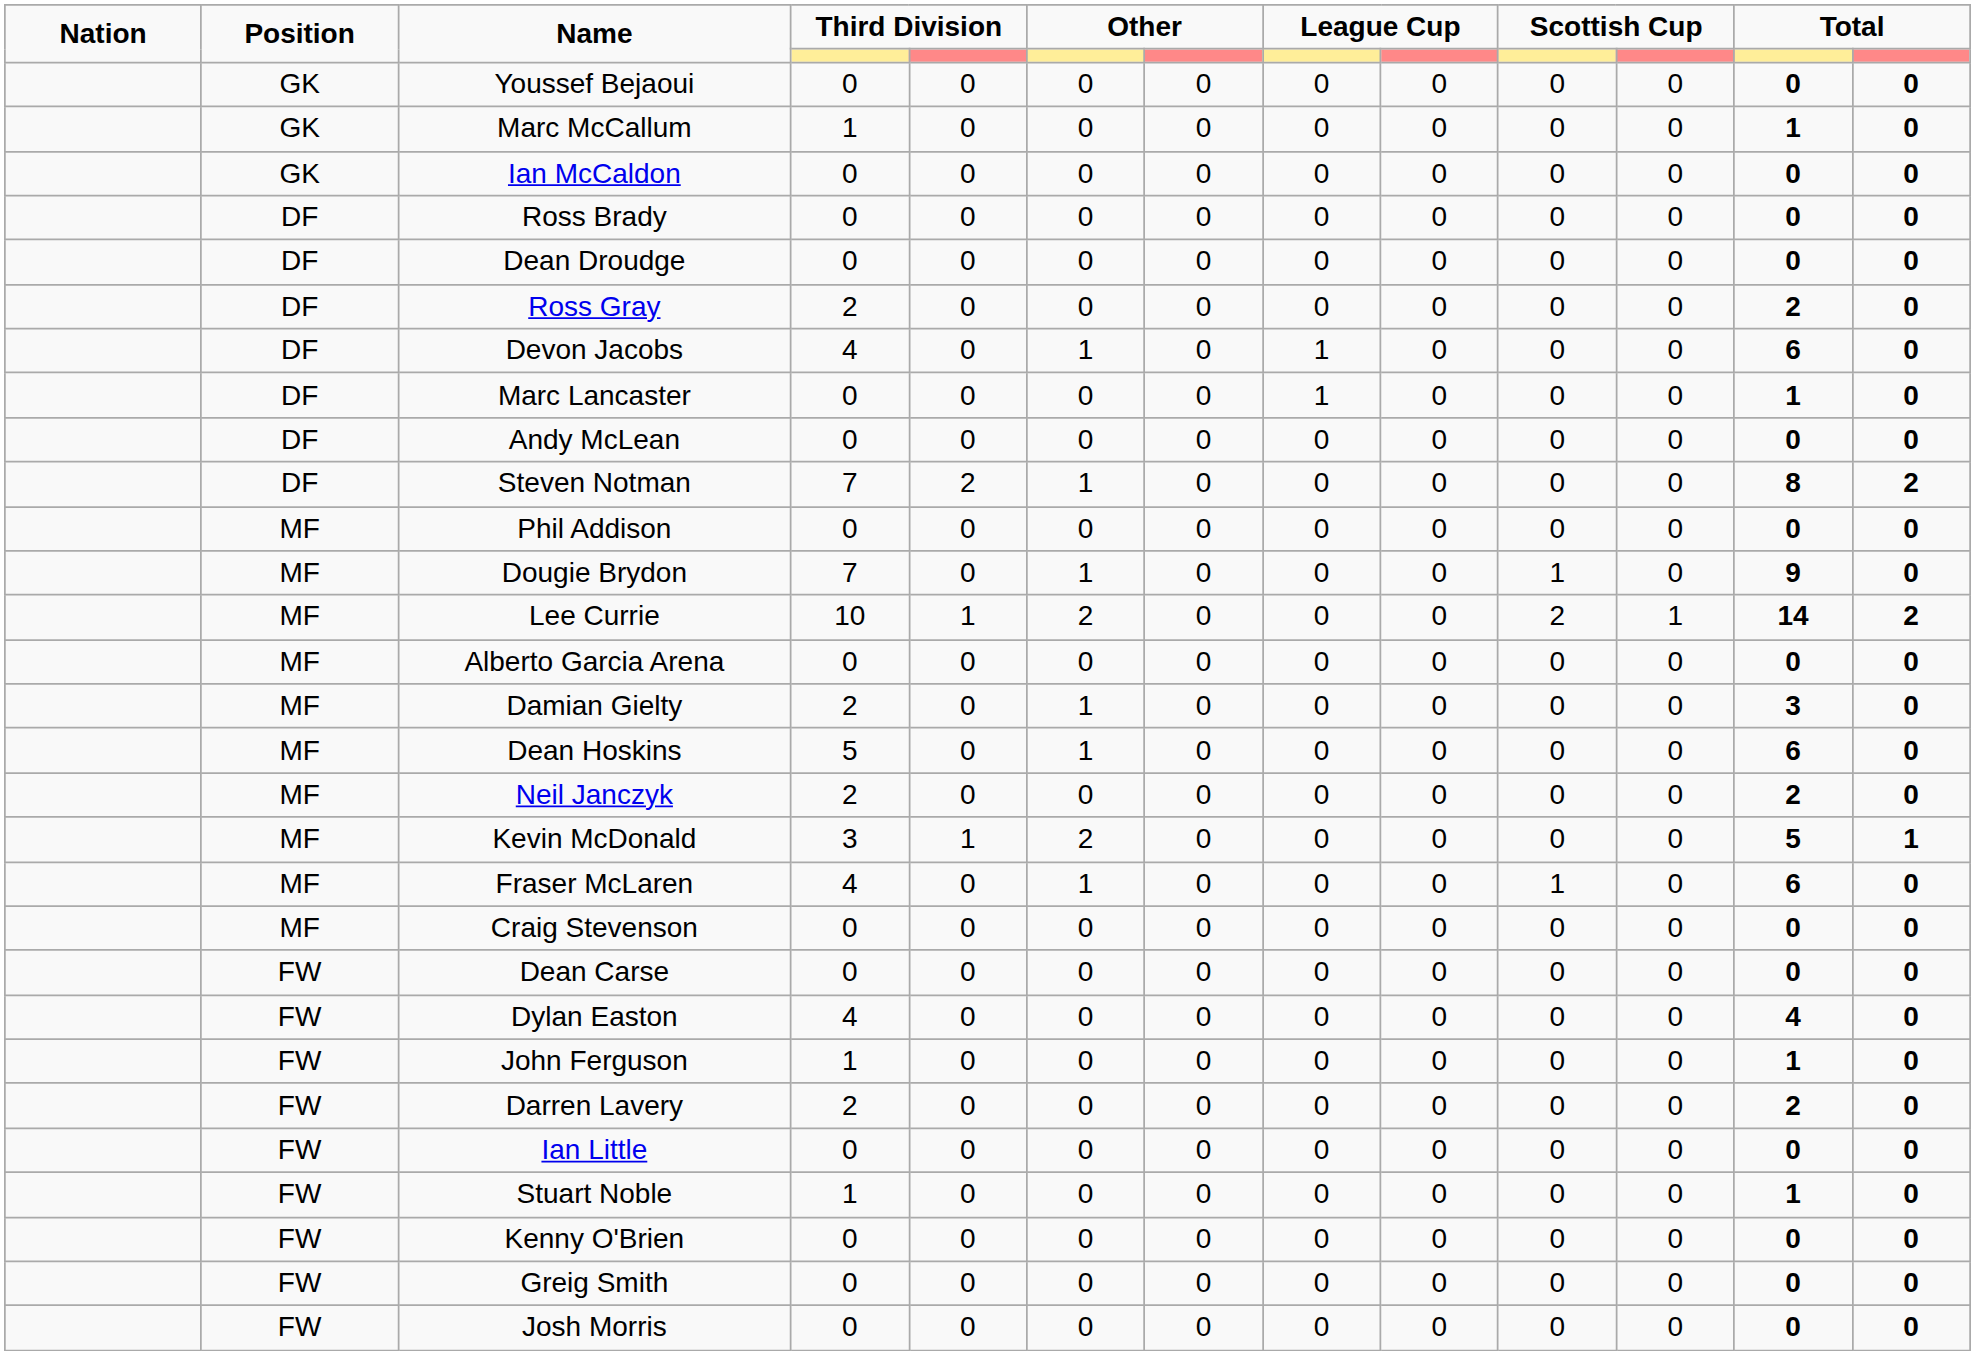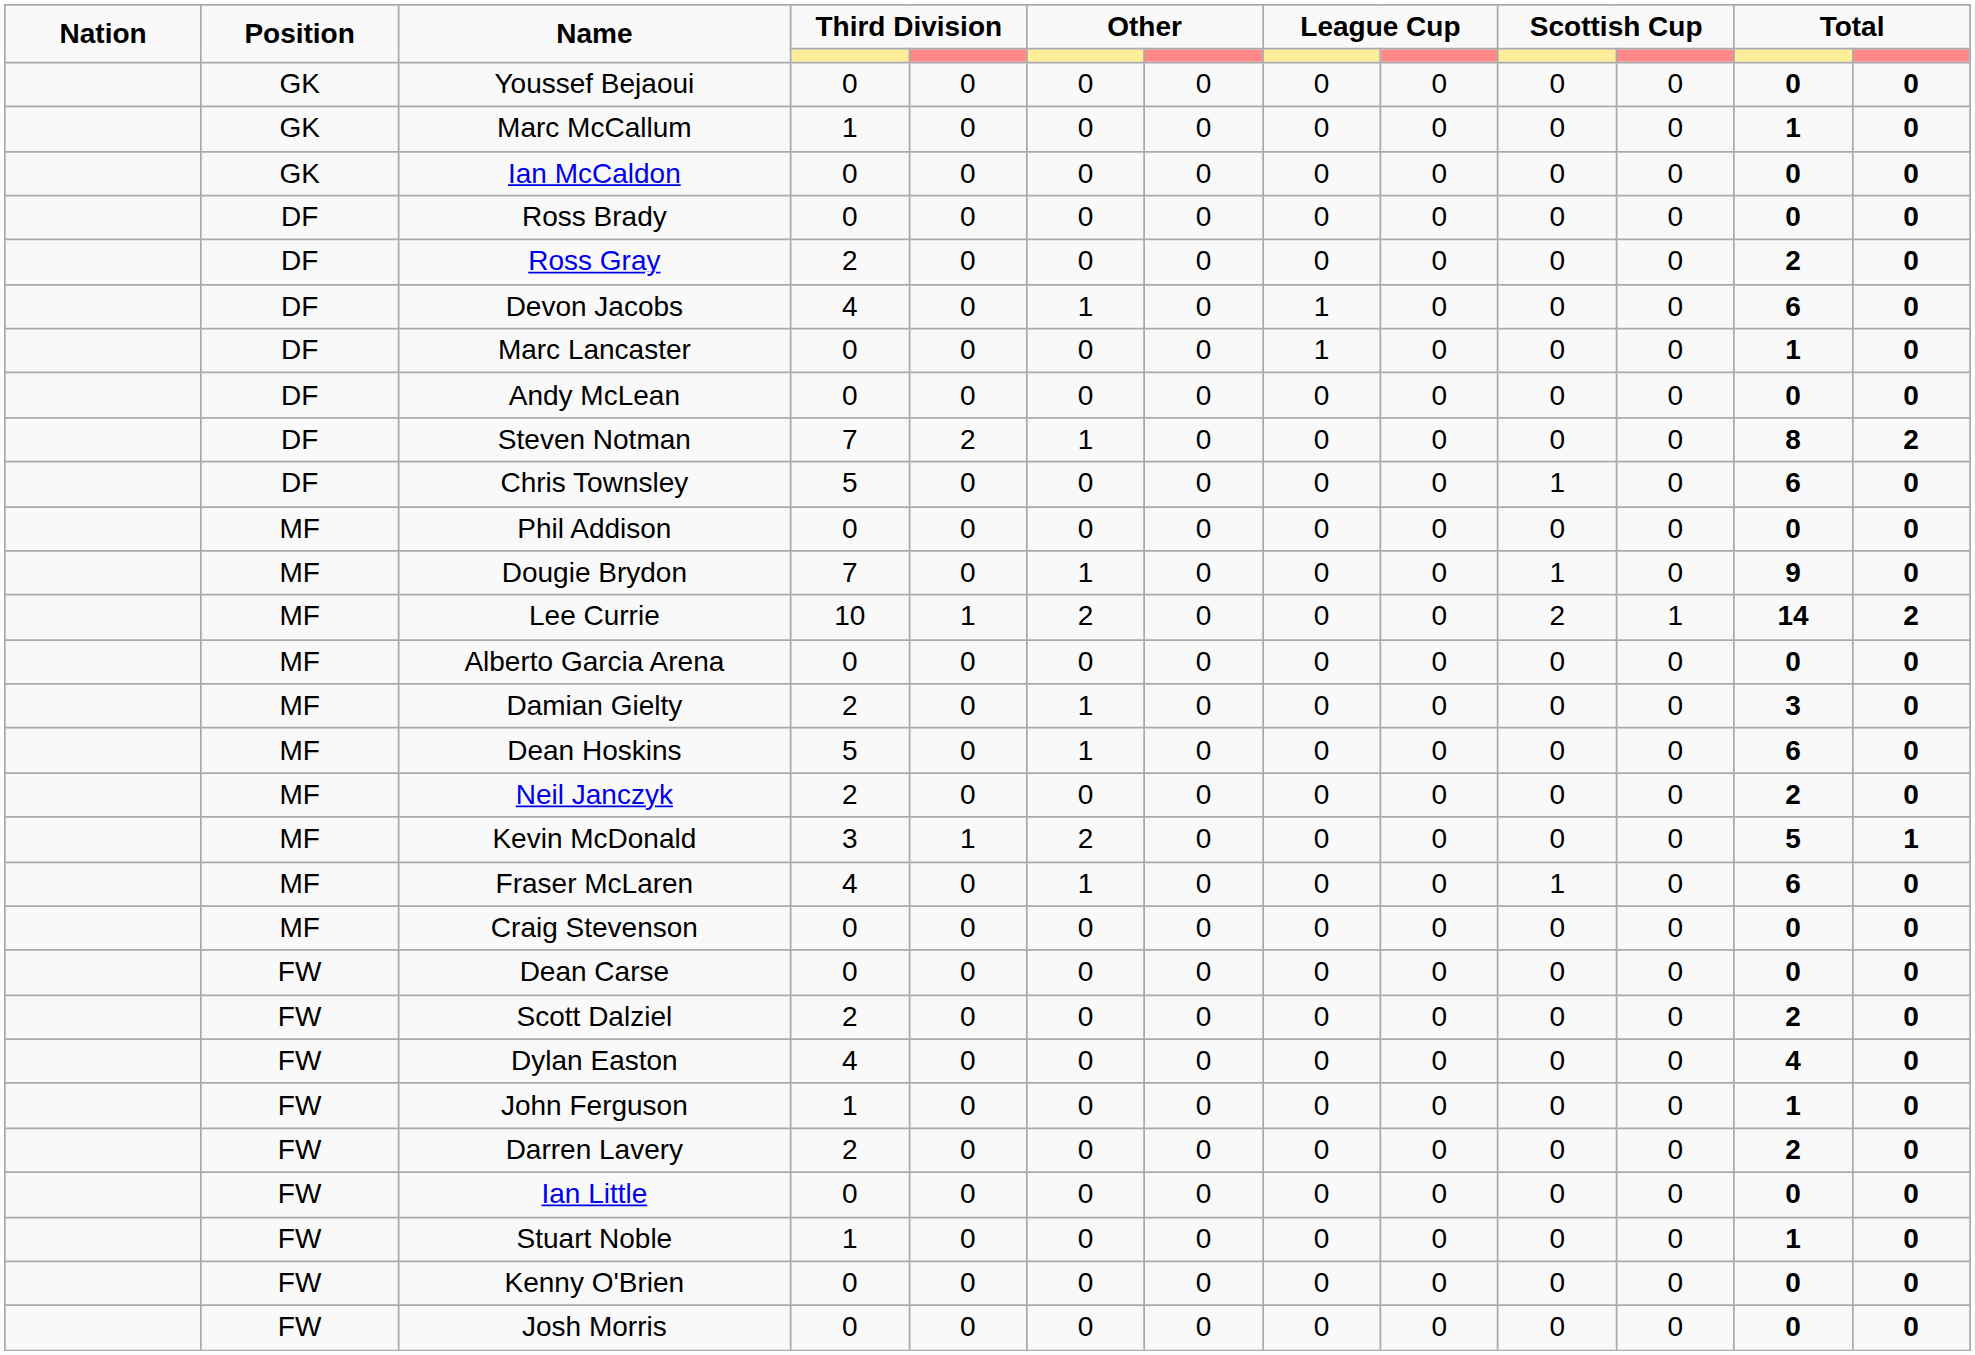- row: (594, 261)
+ row: (594, 483)
+ row: (594, 1016)
- row: (594, 1282)
